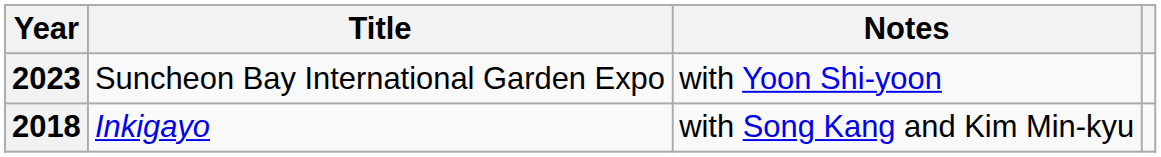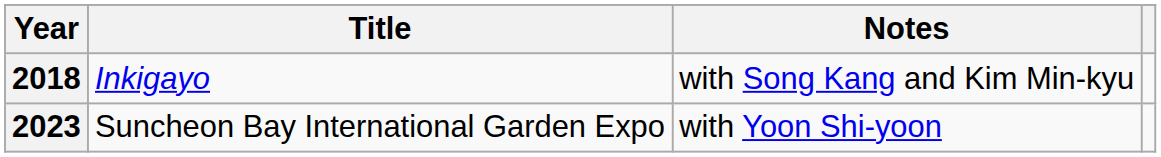rows swapped: (46, 126) <-> (46, 77)
